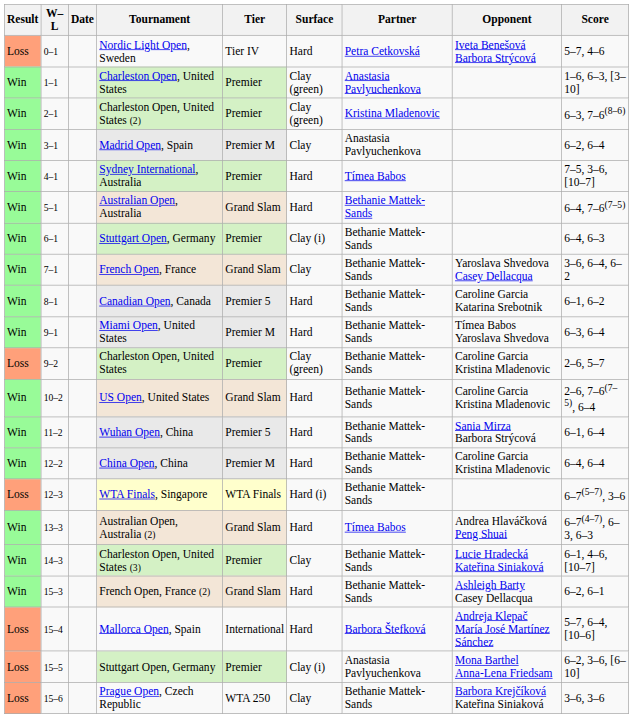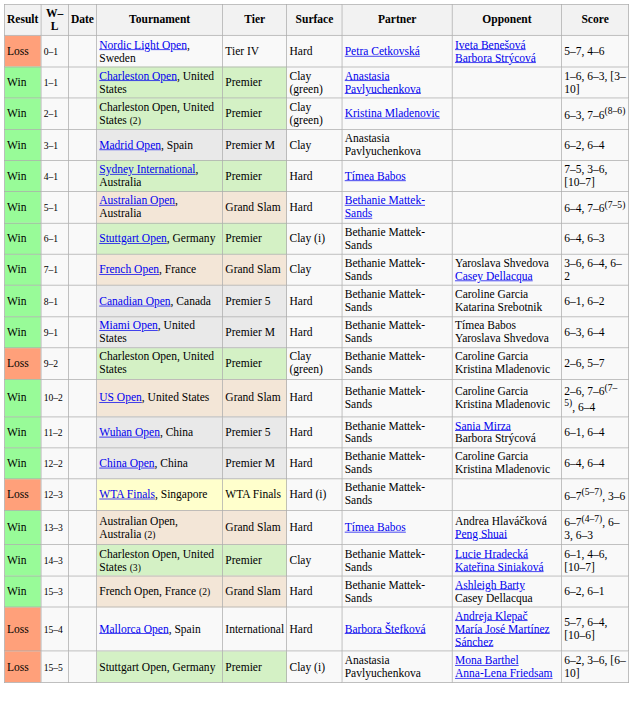- row: (53, 698)
